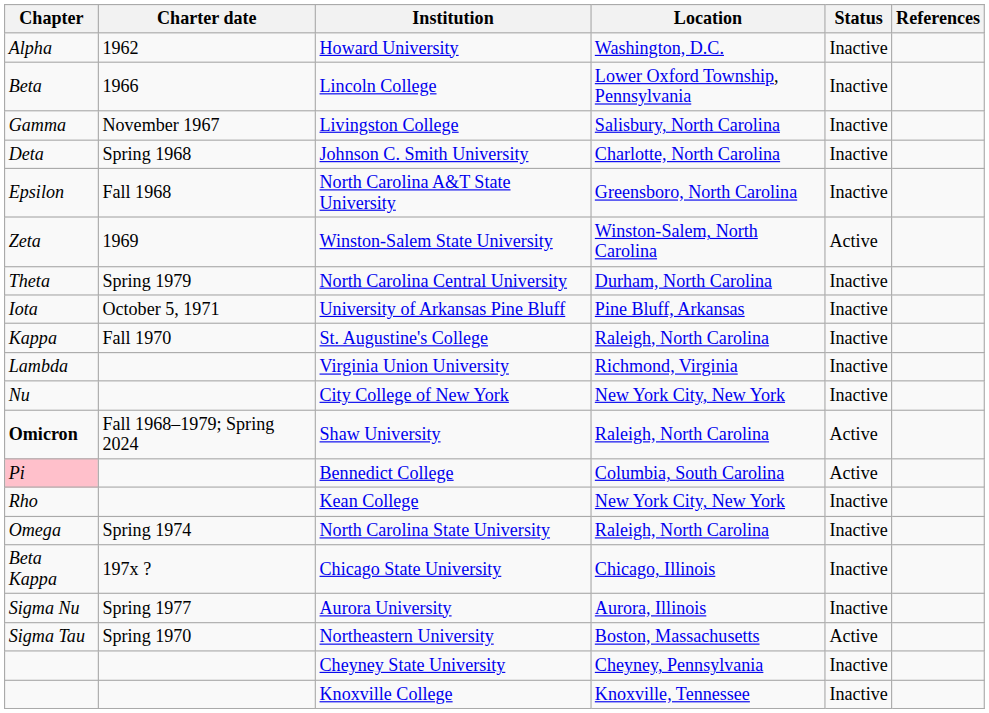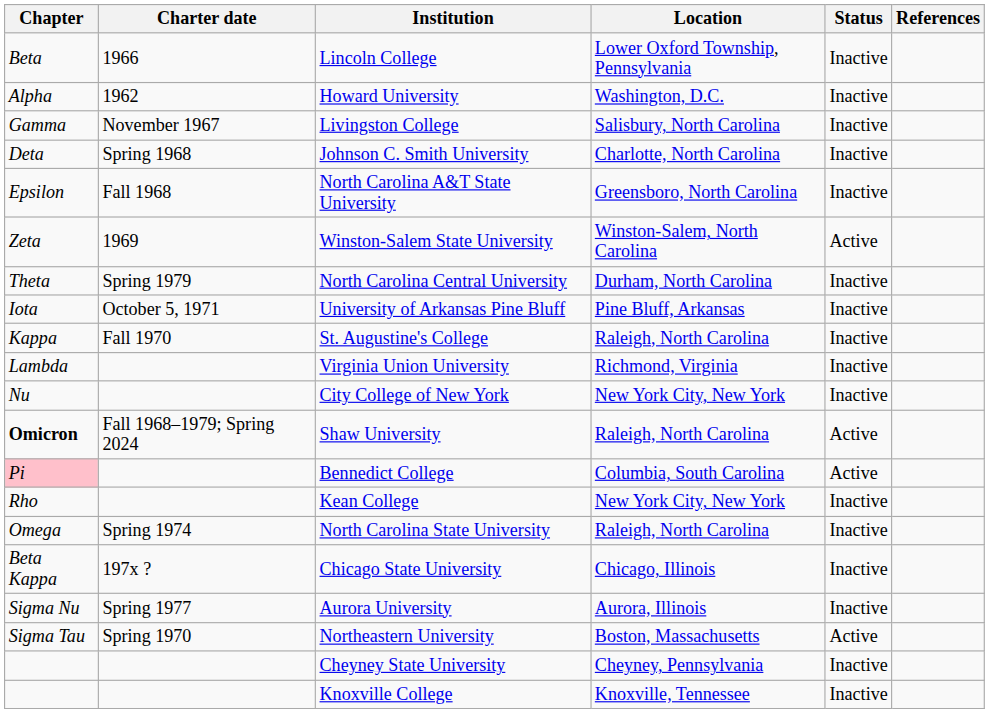rows swapped: (389, 47) <-> (378, 86)
